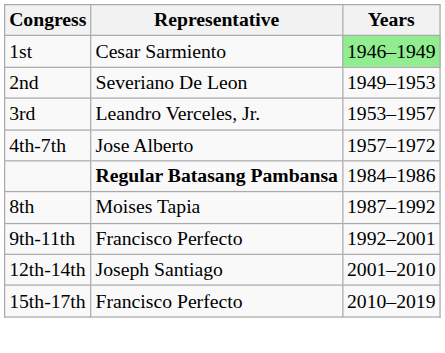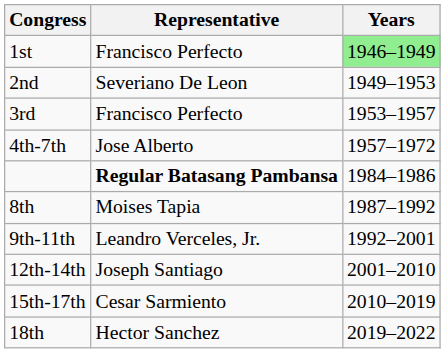(161, 51) Cesar Sarmiento -> (169, 51) Francisco Perfecto
(178, 113) Leandro Verceles, Jr. -> (169, 113) Francisco Perfecto
(169, 238) Francisco Perfecto -> (178, 238) Leandro Verceles, Jr.
(169, 301) Francisco Perfecto -> (161, 301) Cesar Sarmiento
+ row: (27, 332)
